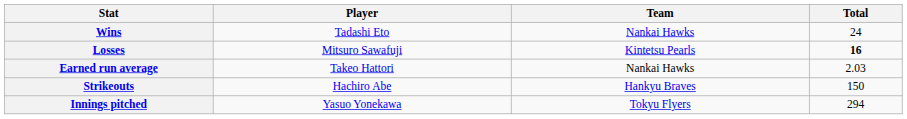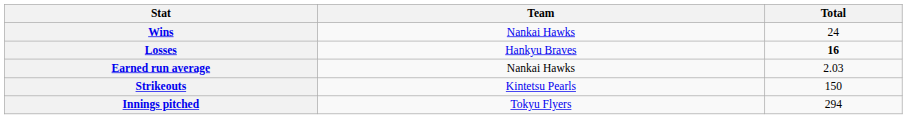- column: (362, 13)
(660, 50) Kintetsu Pearls -> (541, 50) Hankyu Braves
(660, 86) Hankyu Braves -> (541, 86) Kintetsu Pearls
